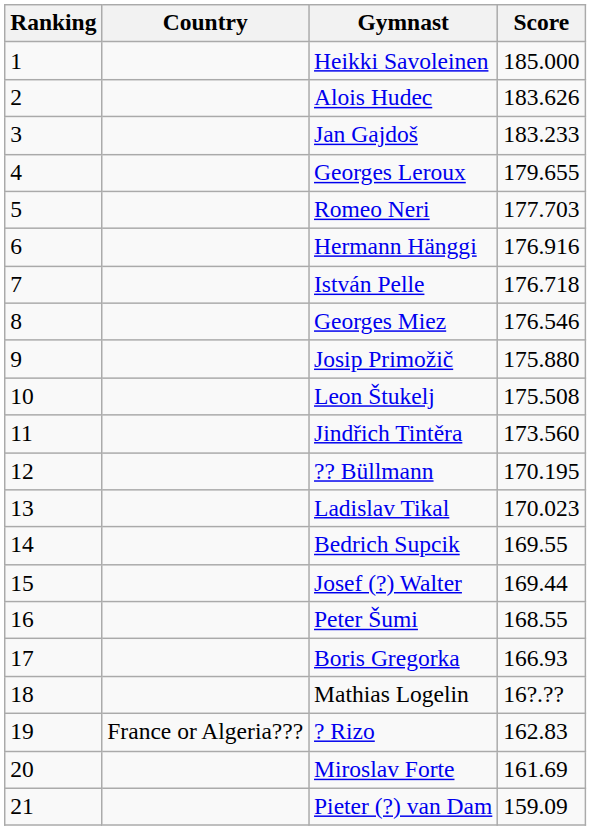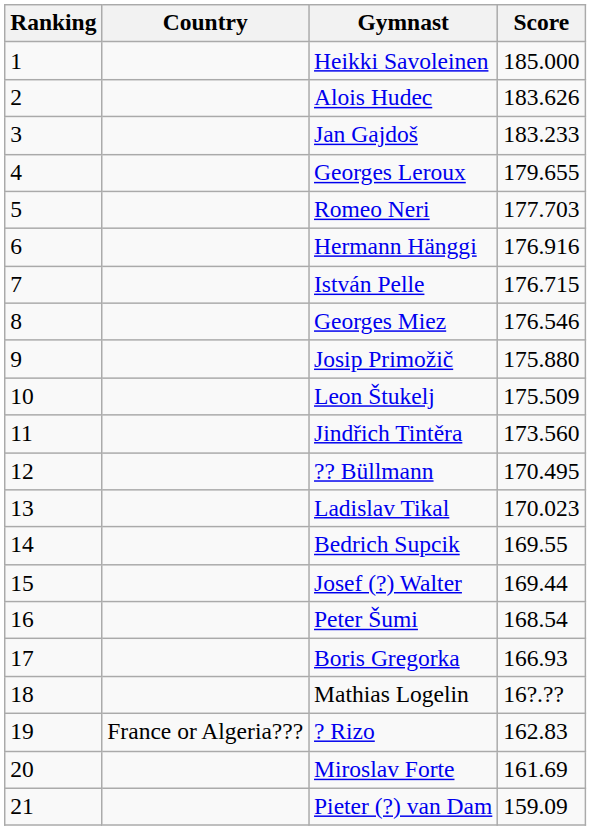(541, 284) 176.718 -> (541, 284) 176.715
(541, 396) 175.508 -> (541, 396) 175.509
(541, 470) 170.195 -> (541, 470) 170.495
(535, 619) 168.55 -> (535, 619) 168.54
